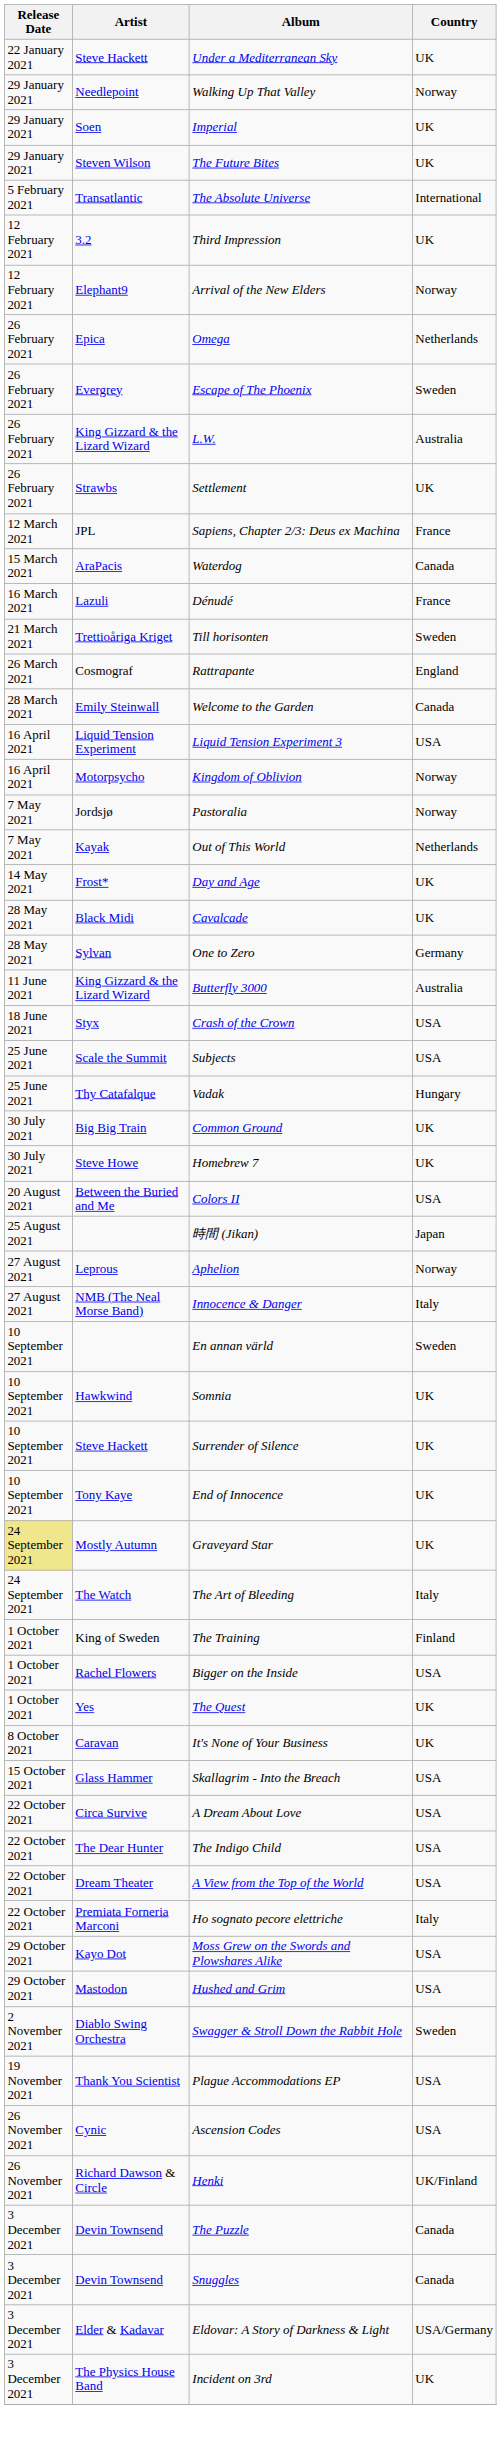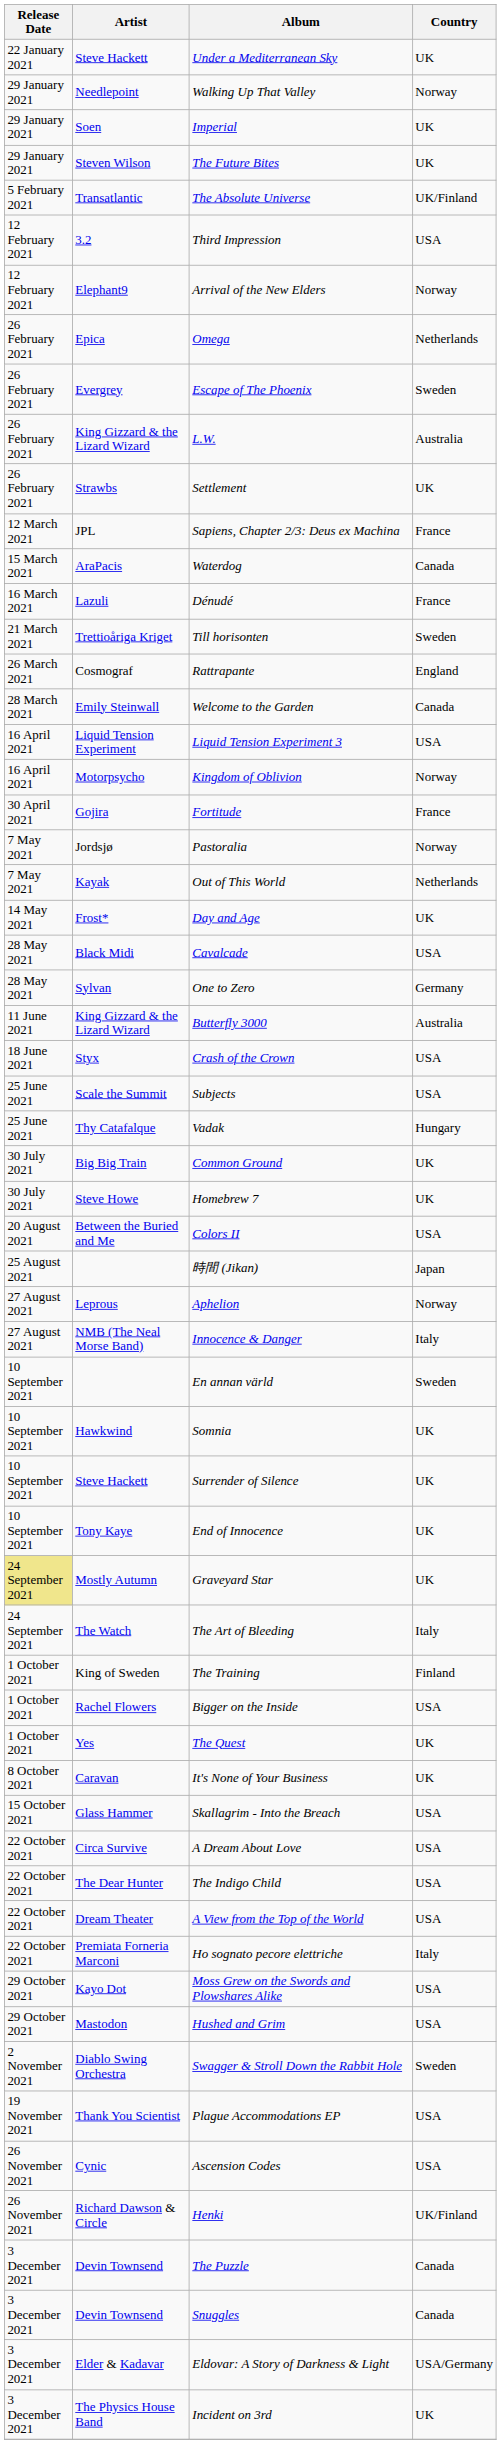(448, 197) International -> (446, 197) UK/Finland
(425, 240) UK -> (428, 240) USA
+ row: (217, 812)
(425, 917) UK -> (428, 952) USA
